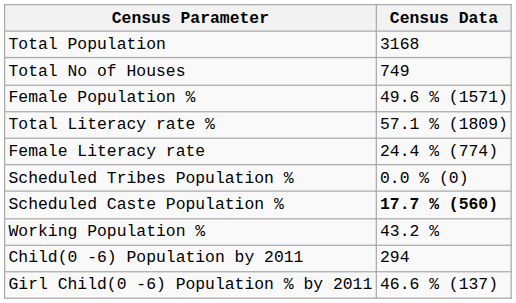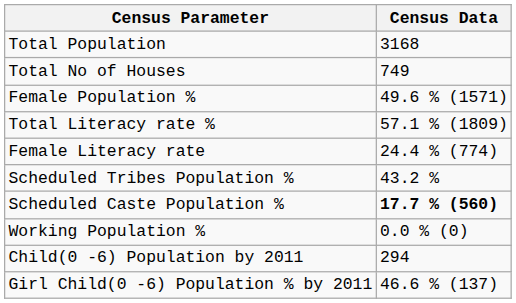(424, 178) 0.0 % (0) -> (410, 178) 43.2 %
(410, 232) 43.2 % -> (424, 232) 0.0 % (0)
